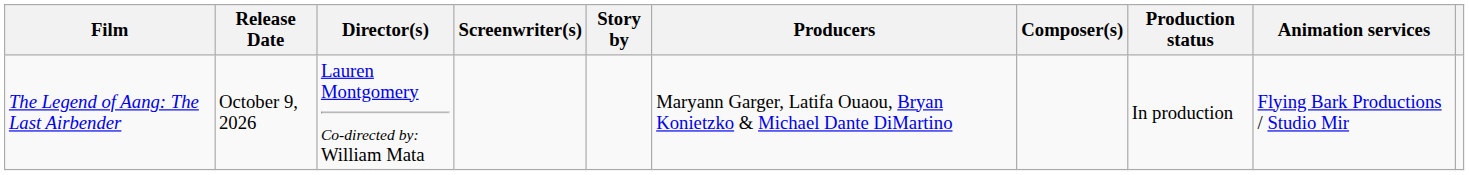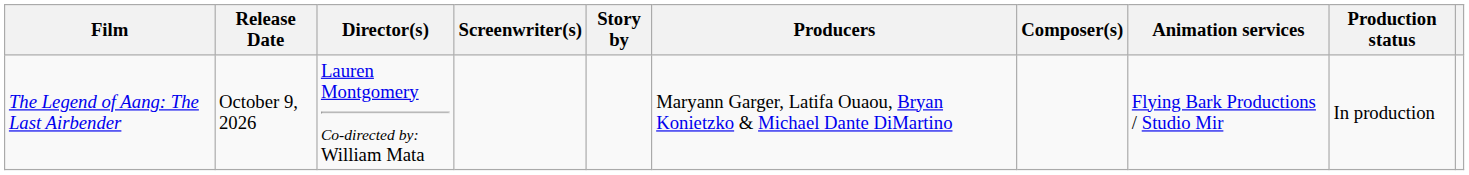columns swapped: (1354, 29) <-> (1190, 29)
